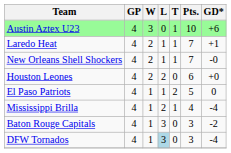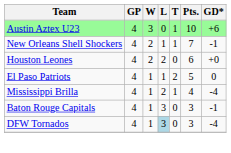- row: (32, 44)
(214, 60) -0 -> (214, 44) -1
(214, 124) -2 -> (214, 108) -1
